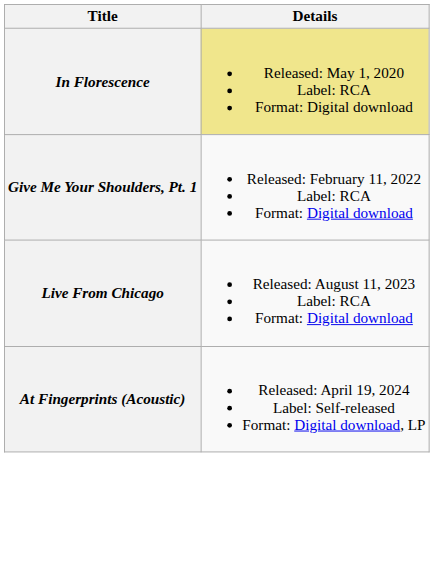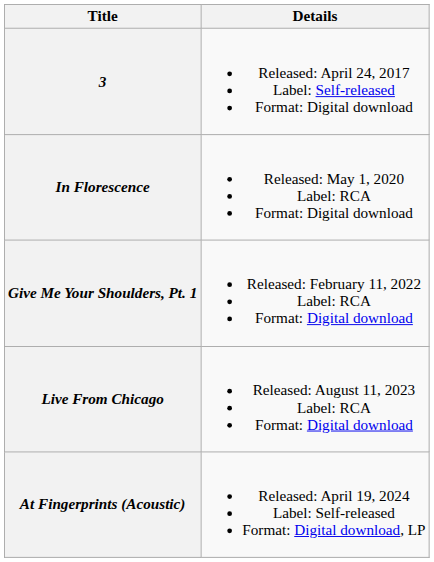+ row: (103, 81)
(315, 90) khaki background -> (315, 196) no background
